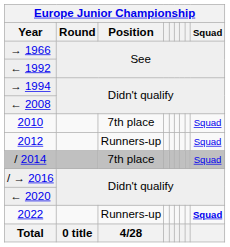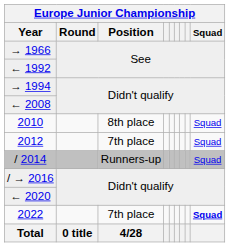(131, 123) 7th place -> (131, 123) 8th place
(131, 141) Runners-up -> (131, 141) 7th place
(131, 159) 7th place -> (131, 159) Runners-up
(131, 214) Runners-up -> (131, 214) 7th place
